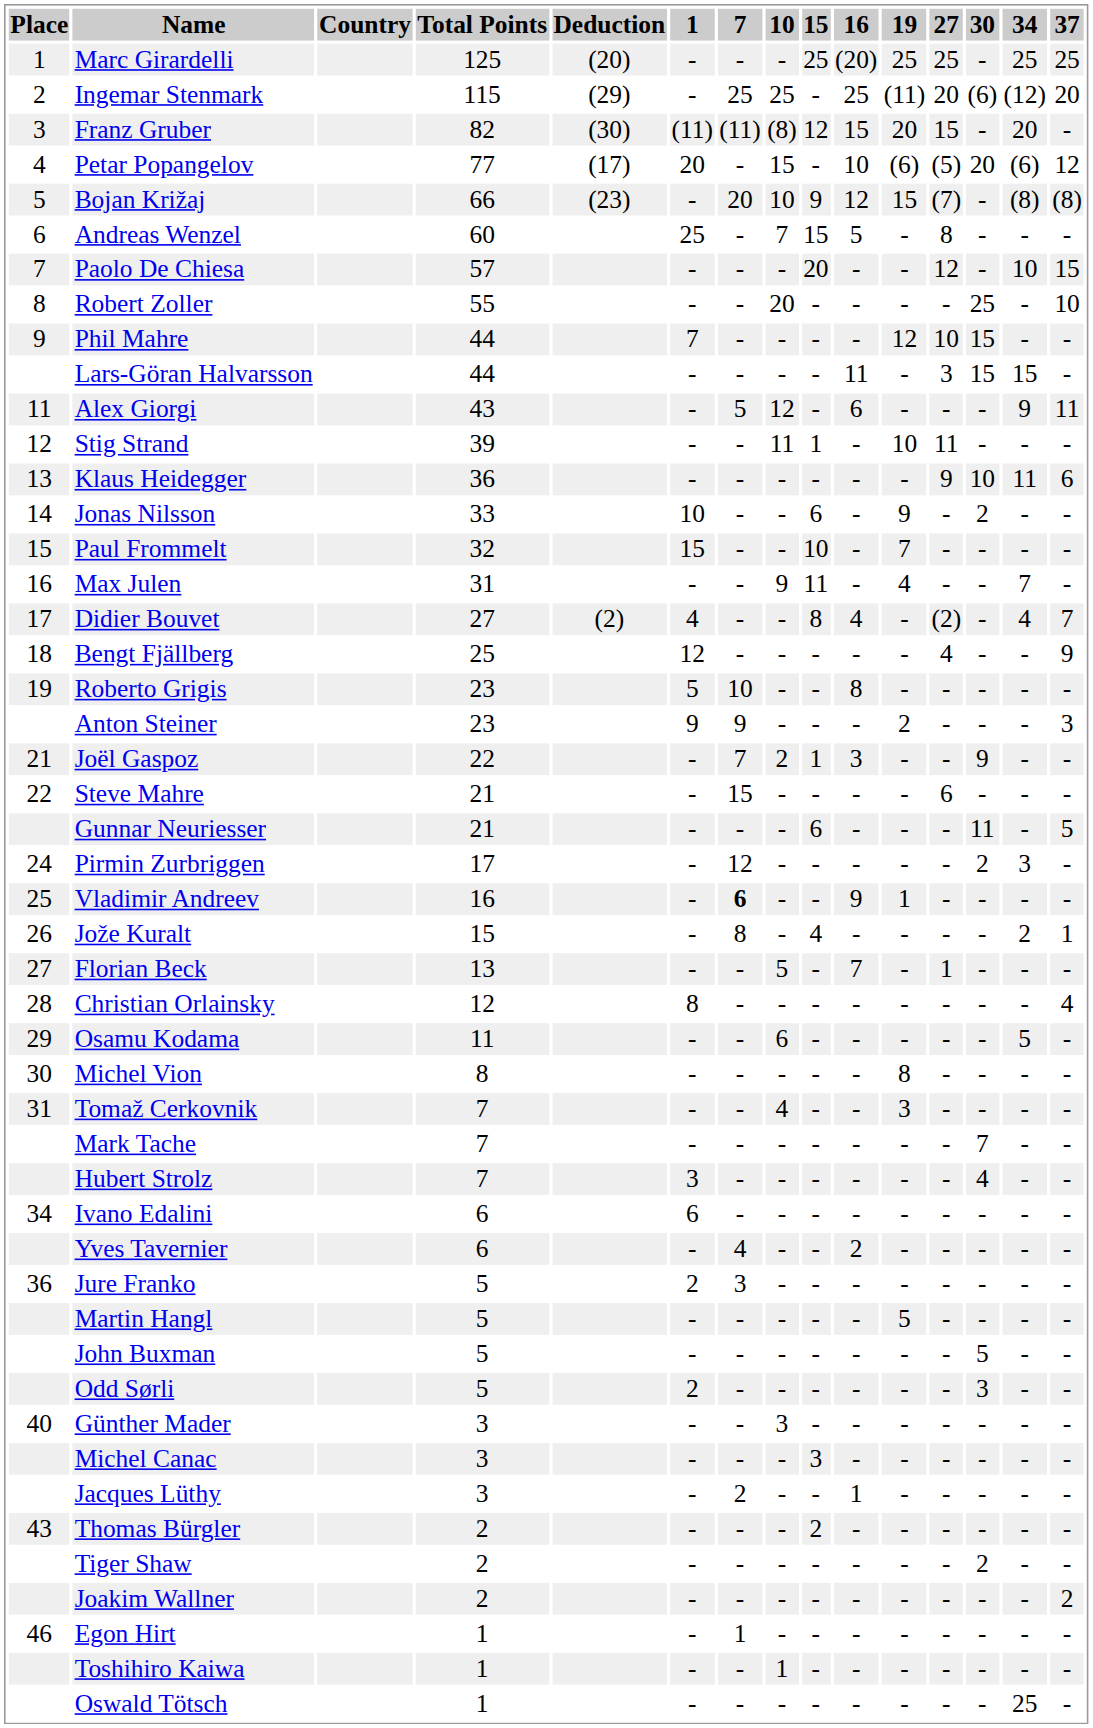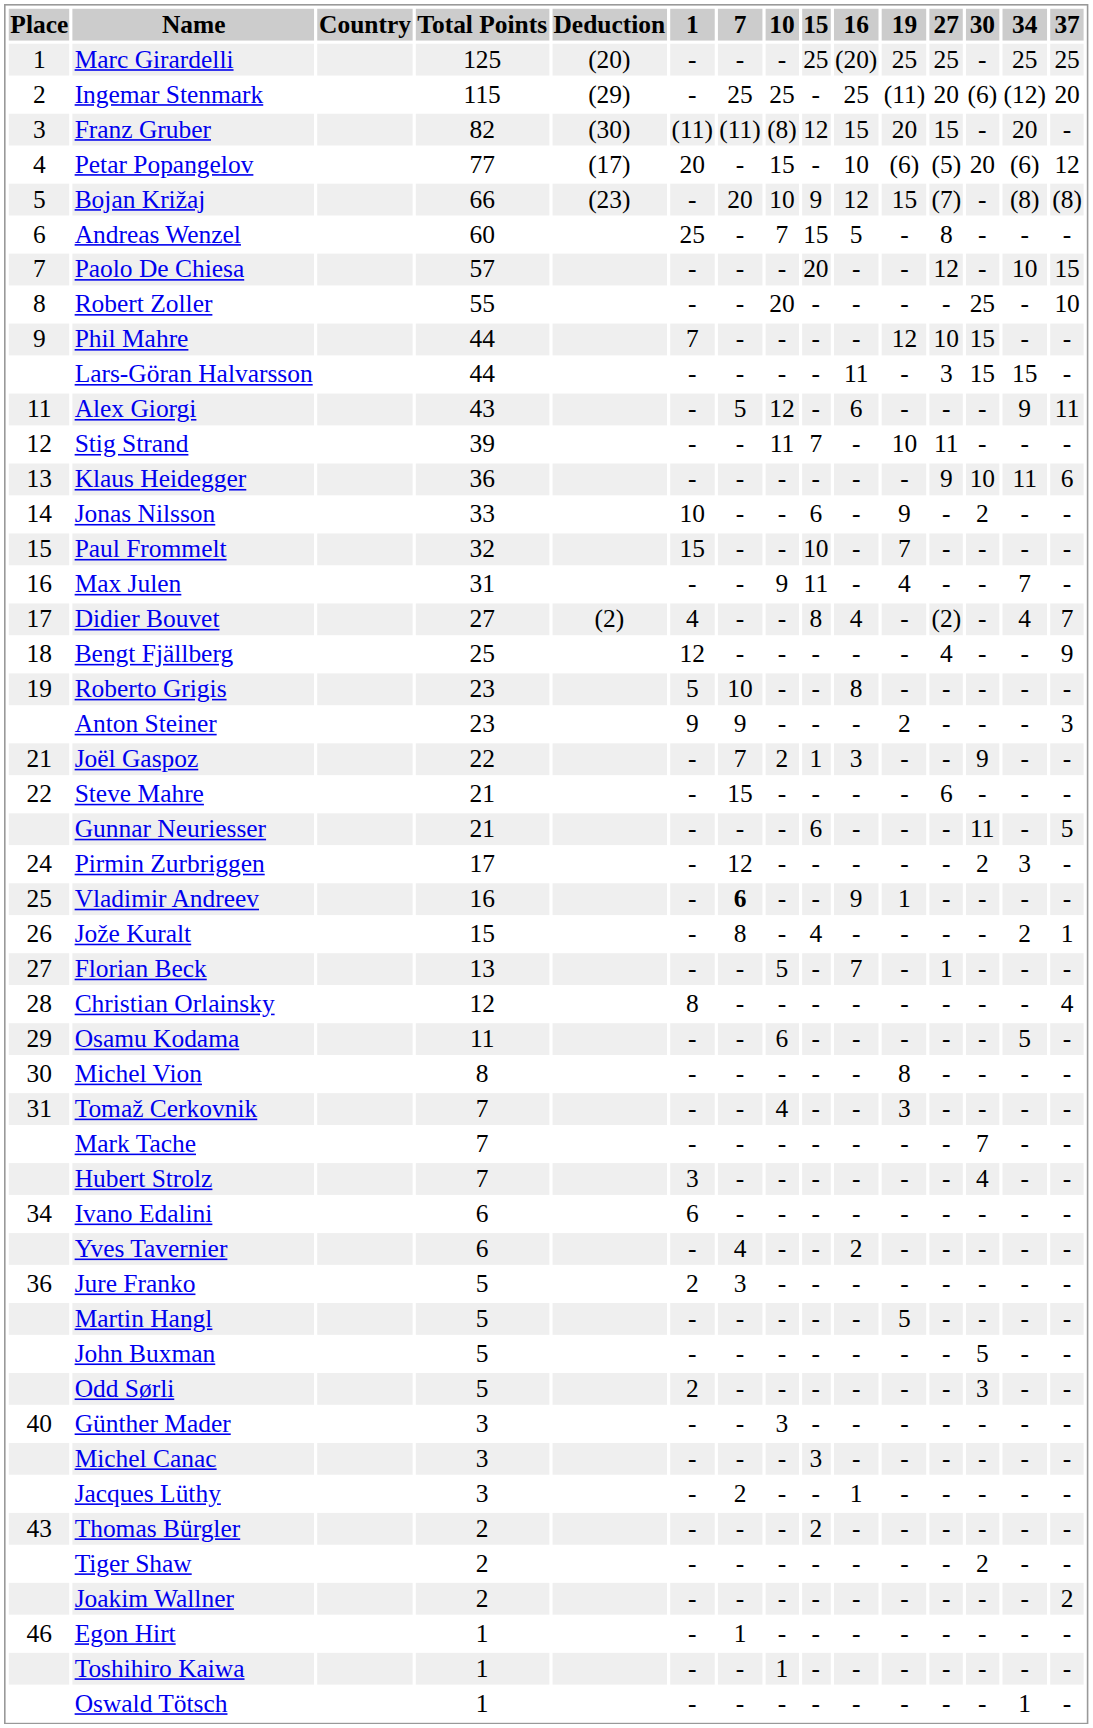(816, 444) 1 -> (816, 444) 7
(1025, 1703) 25 -> (1025, 1703) 1
